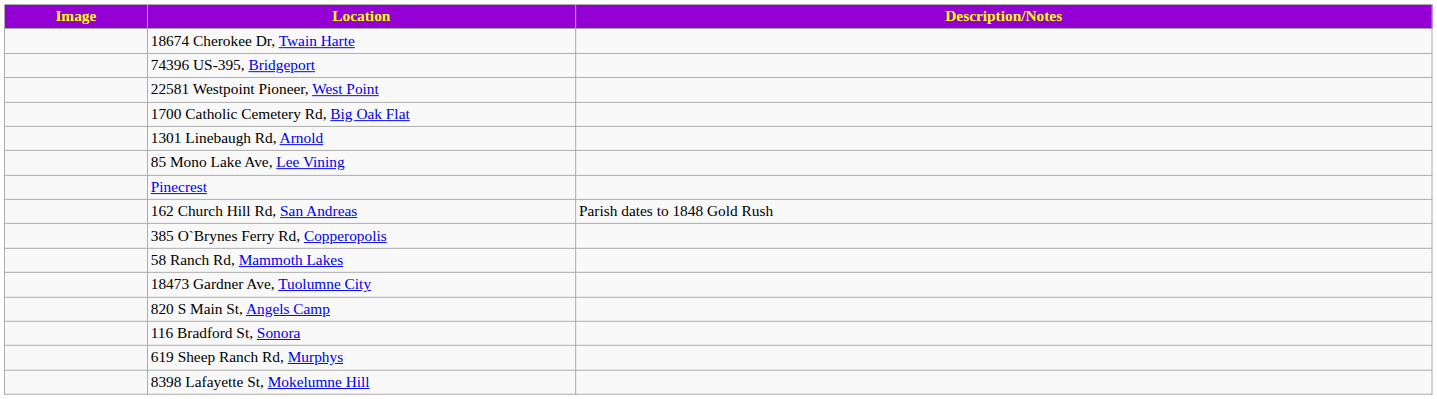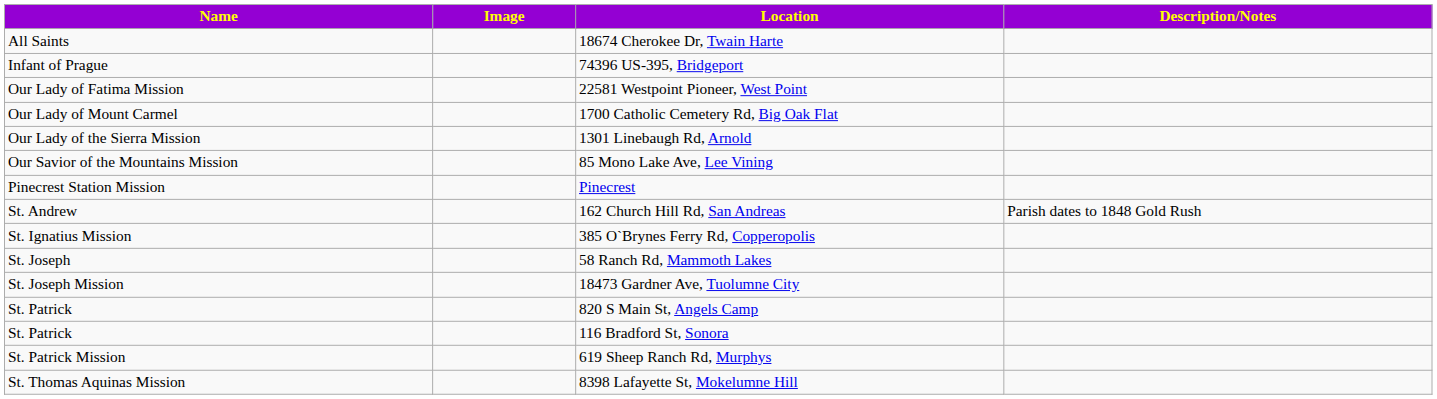+ column: (219, 16)
